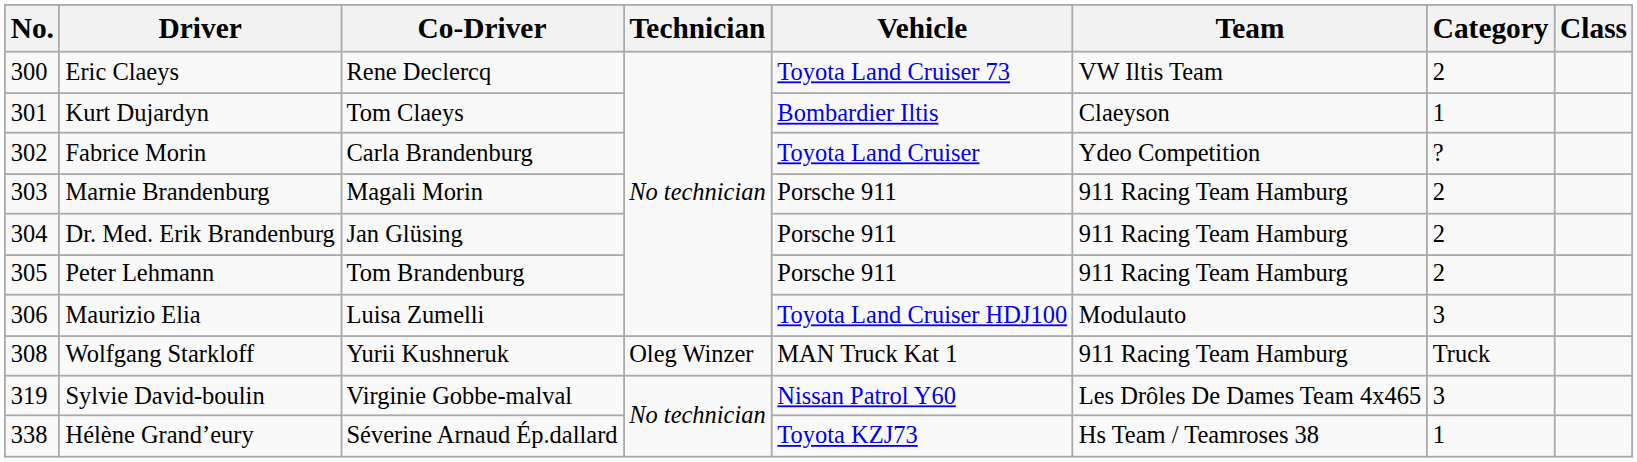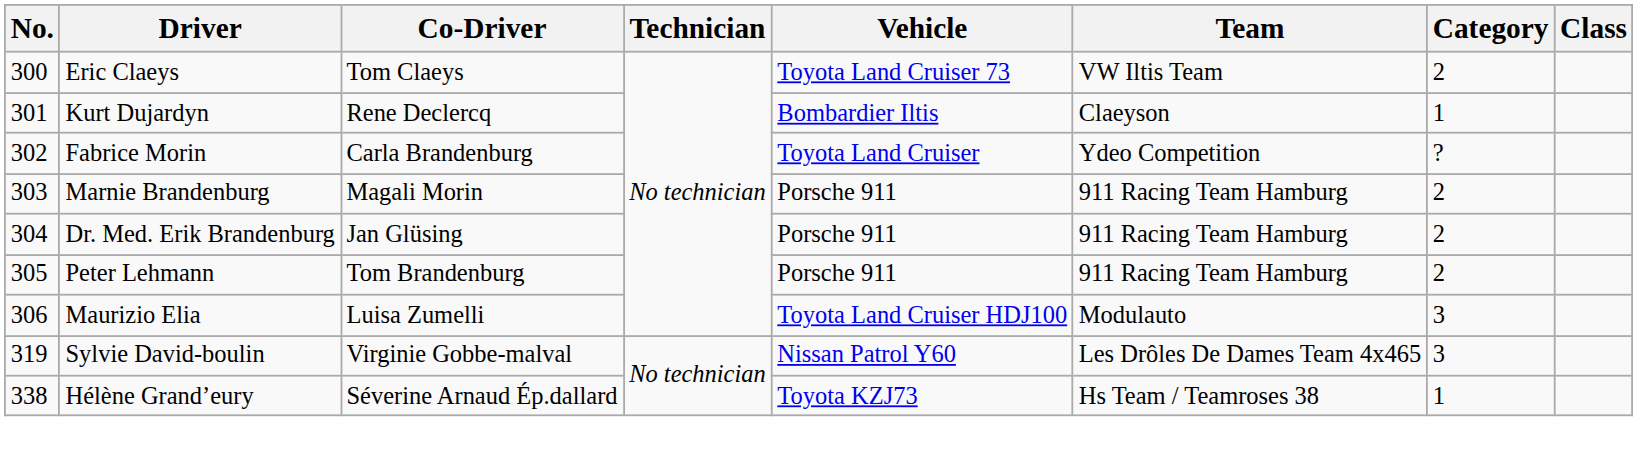(419, 71) Rene Declercq -> (405, 71) Tom Claeys
(405, 112) Tom Claeys -> (419, 112) Rene Declercq
- row: (160, 354)
